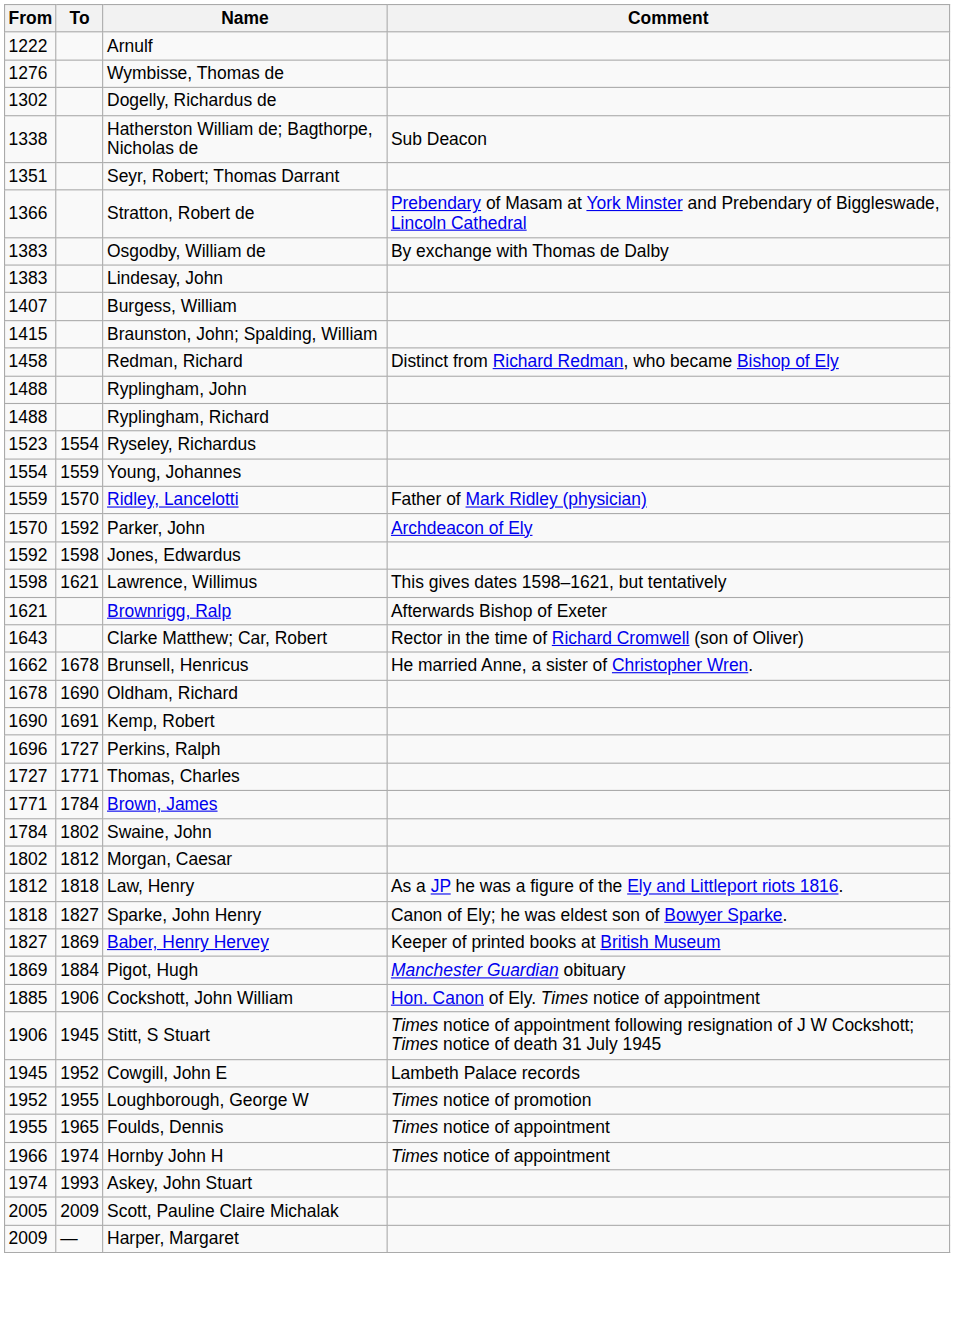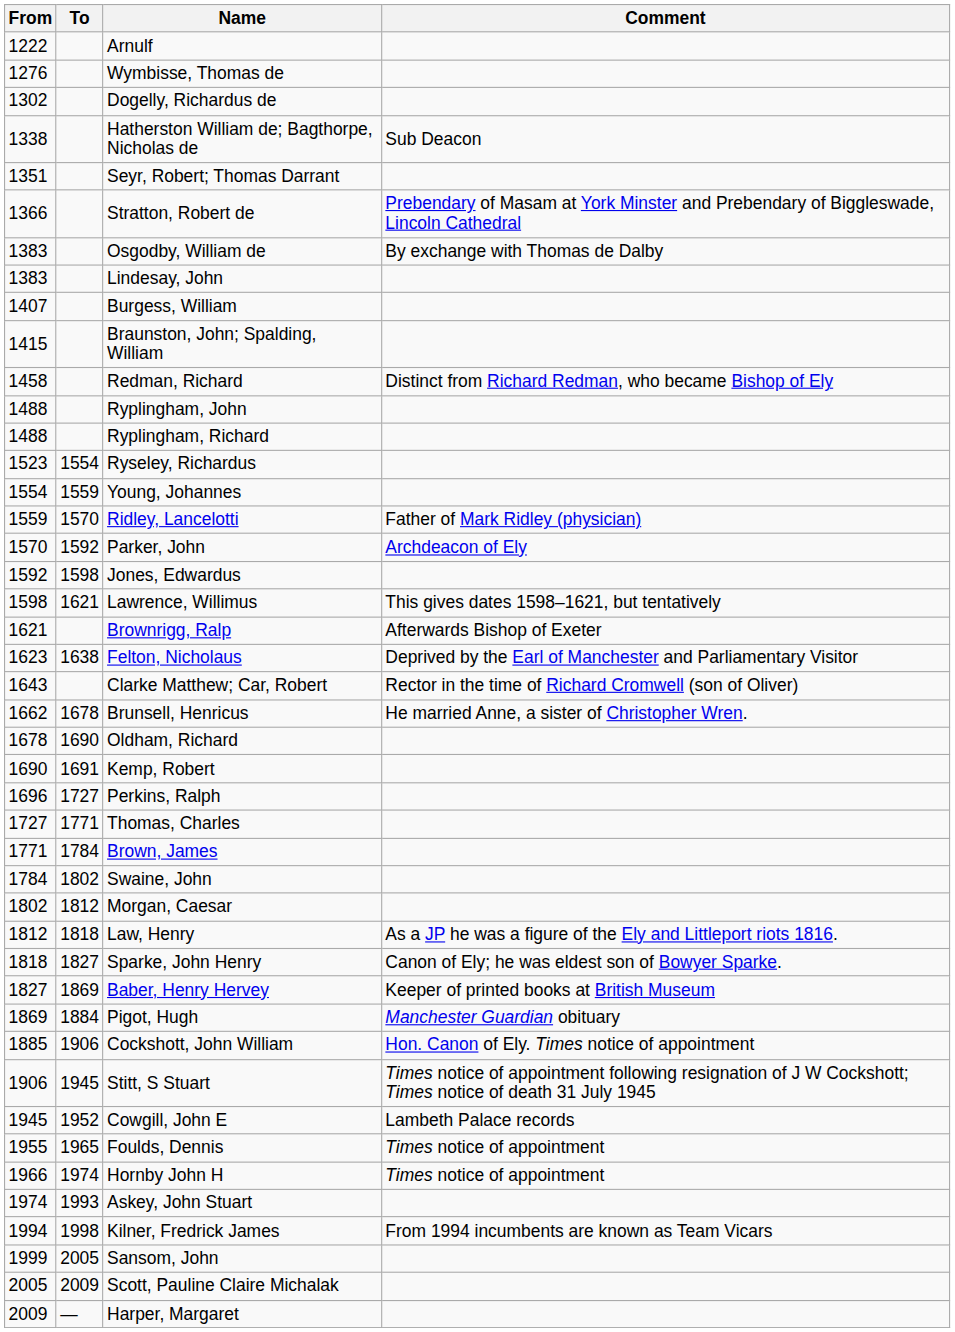+ row: (174, 658)
- row: (208, 1100)
+ row: (193, 1230)
+ row: (163, 1258)
